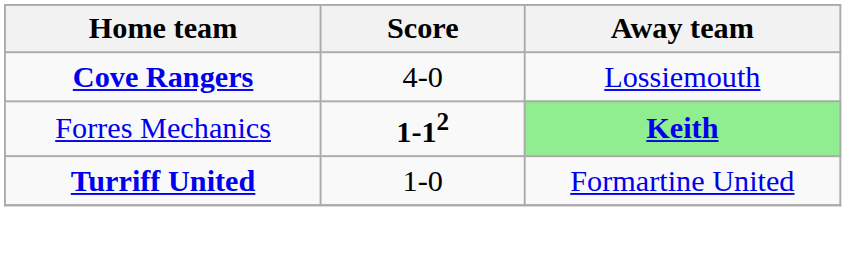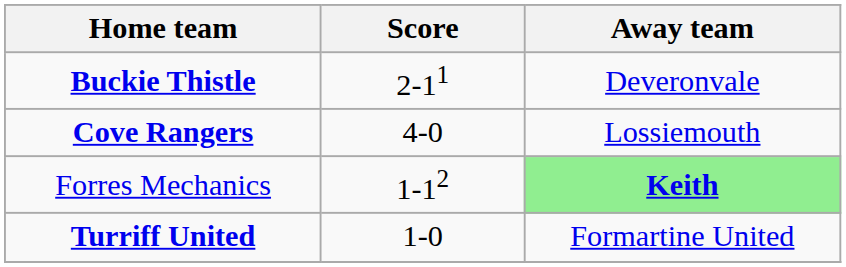+ row: (163, 80)
(423, 128) bold -> (423, 184) normal
